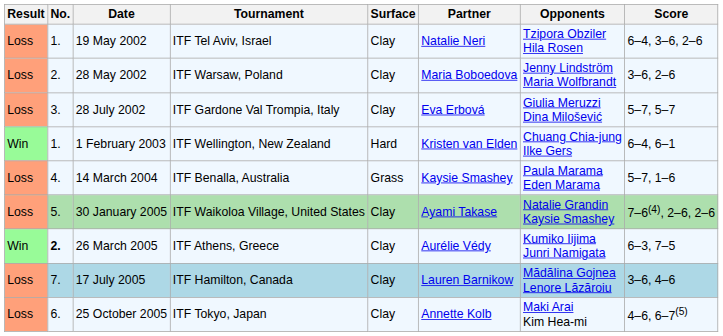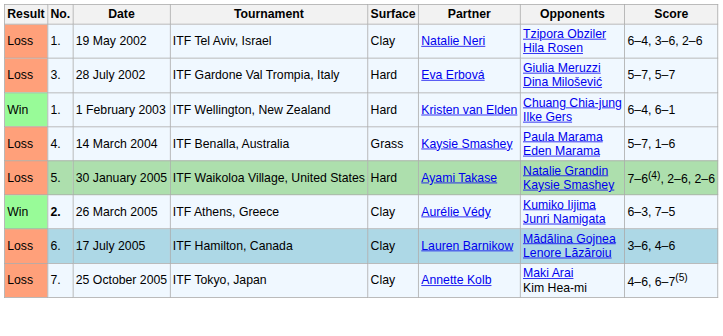- row: (111, 75)
(383, 109) Clay -> (384, 75) Hard
(383, 211) Clay -> (384, 177) Hard
(55, 279) 7. -> (55, 245) 6.
(55, 313) 6. -> (55, 279) 7.
